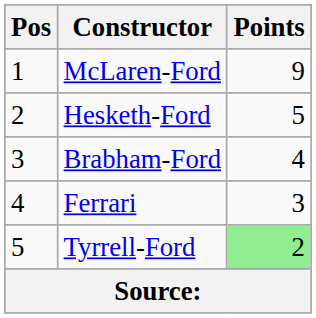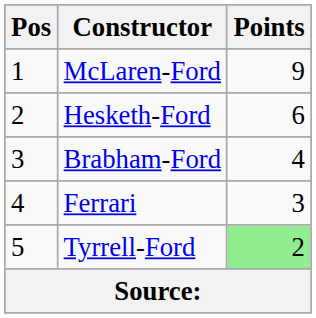(298, 114) 5 -> (298, 114) 6
